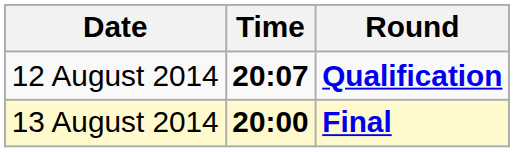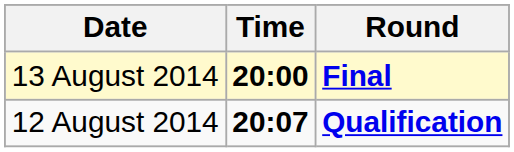rows swapped: (115, 75) <-> (115, 122)
